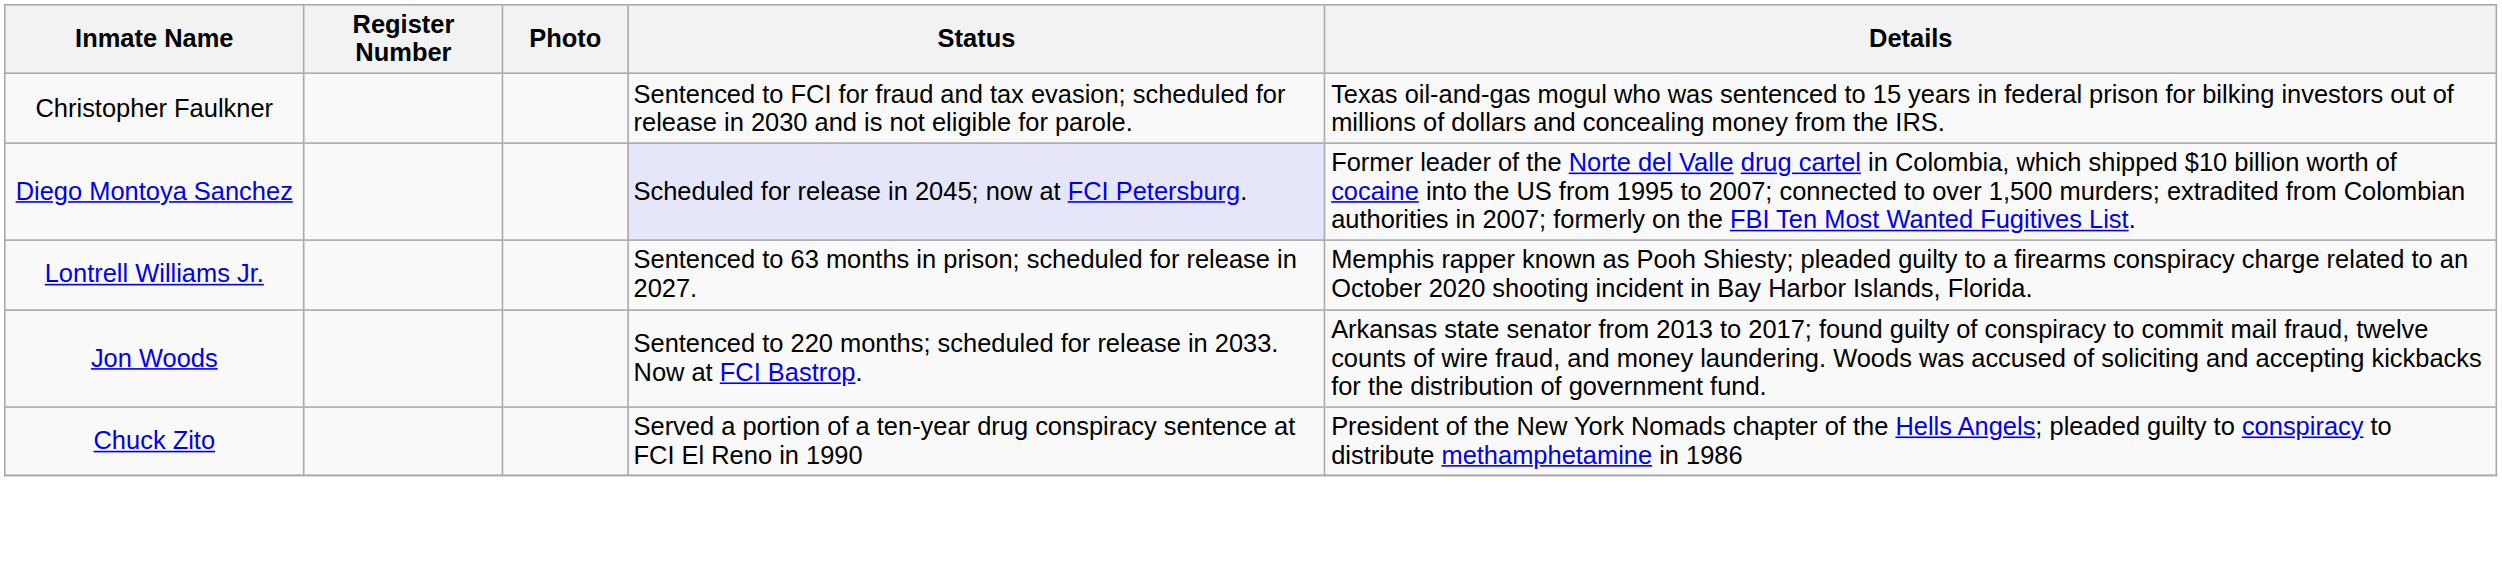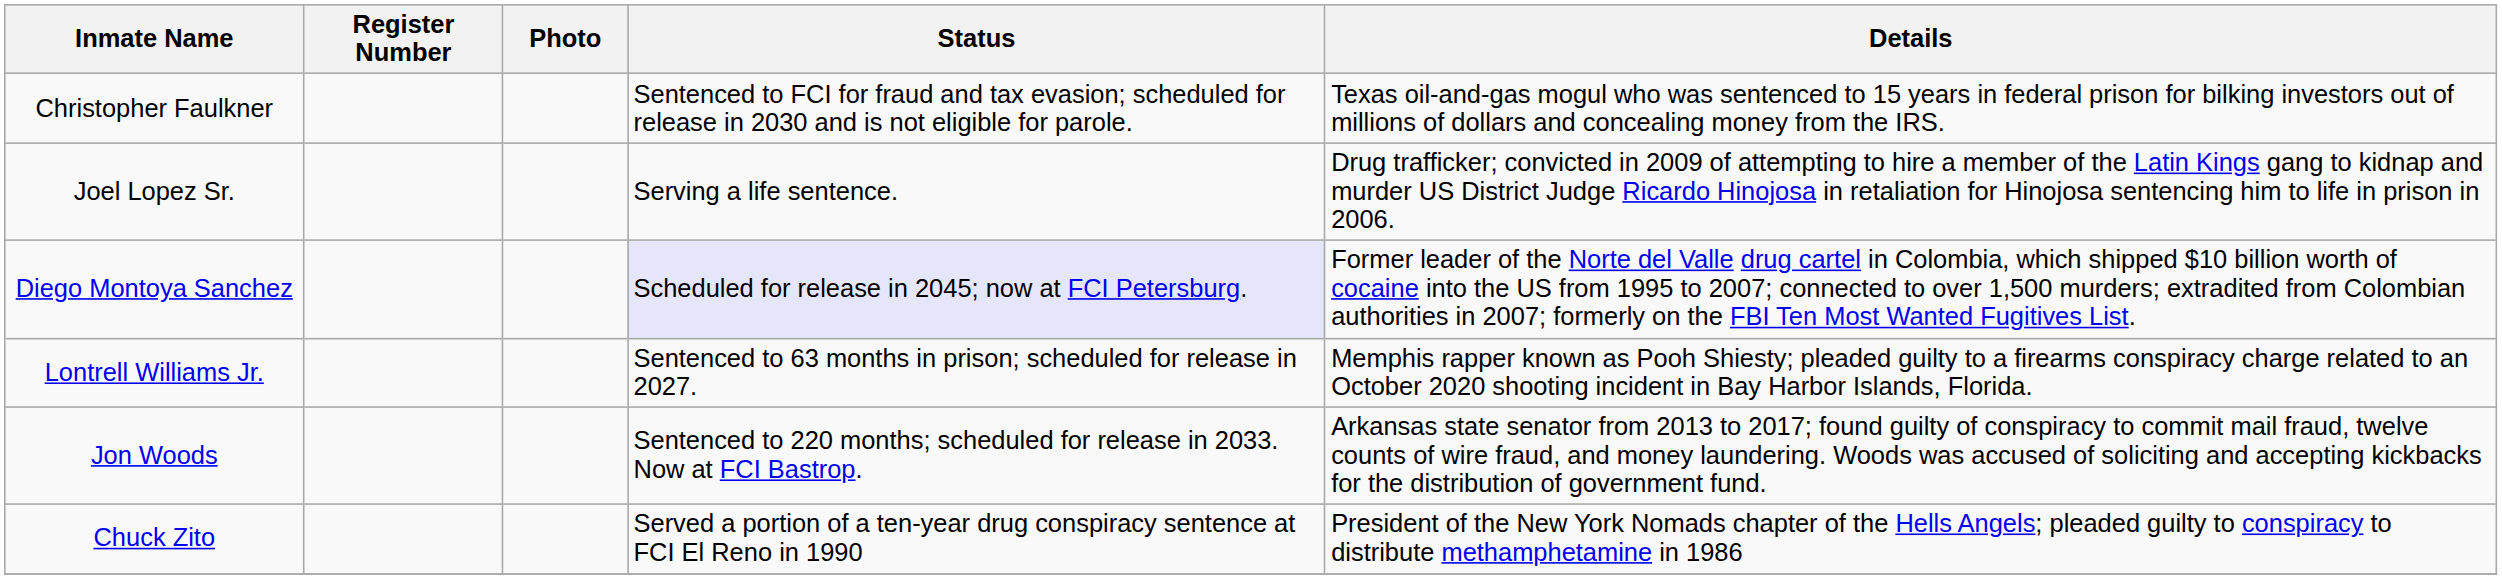+ row: (154, 191)
